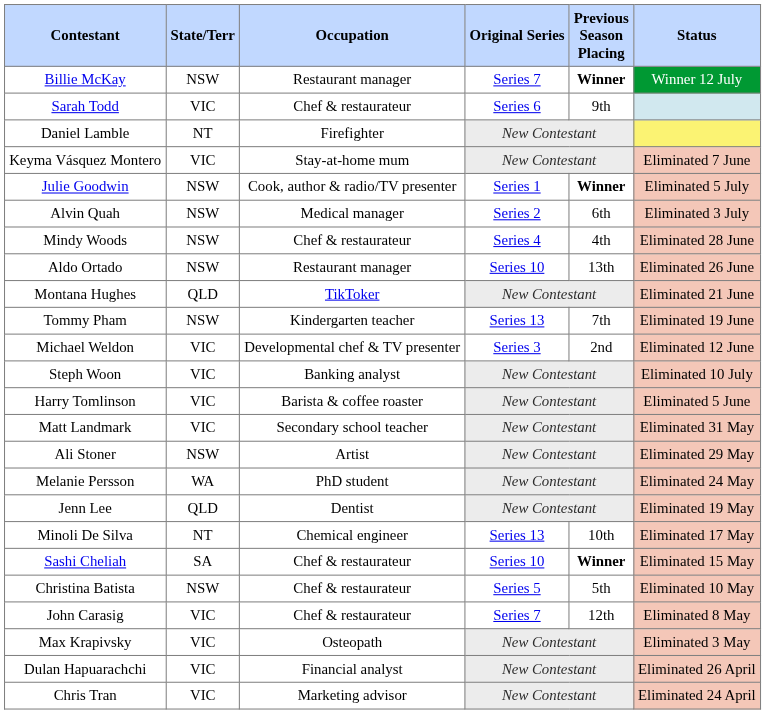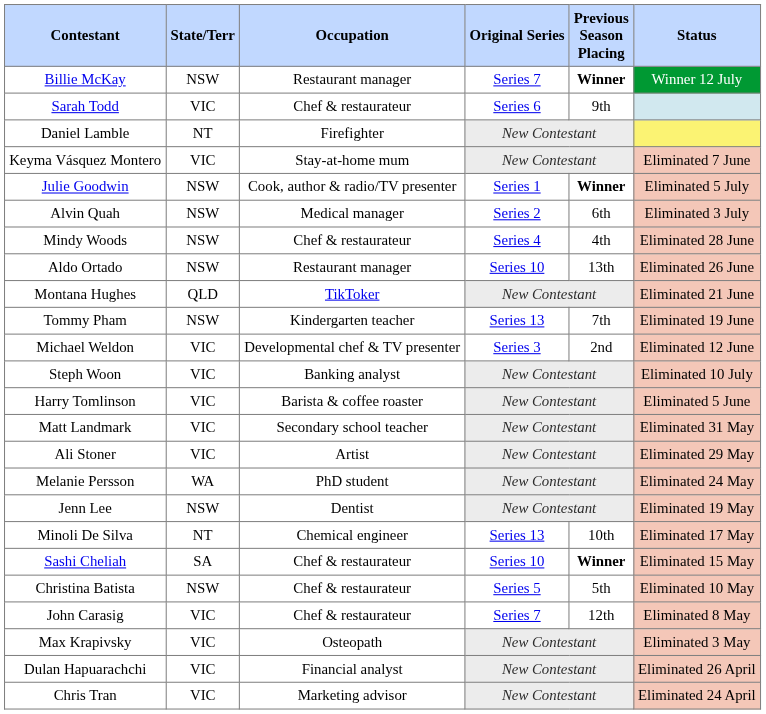(203, 454) NSW -> (203, 454) VIC
(203, 508) QLD -> (203, 508) NSW
